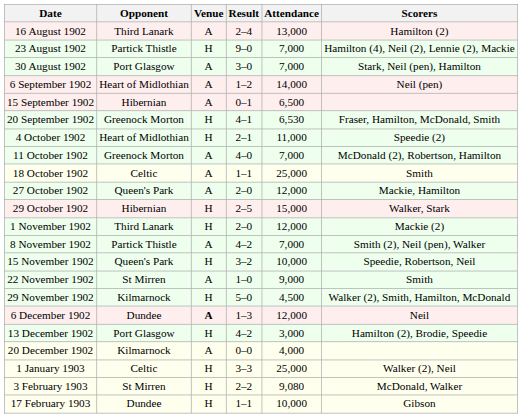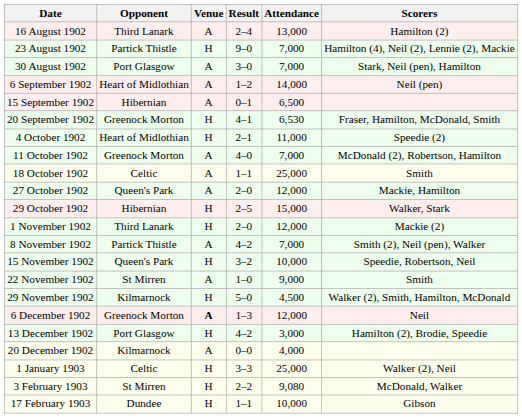(144, 315) Dundee -> (144, 315) Greenock Morton
